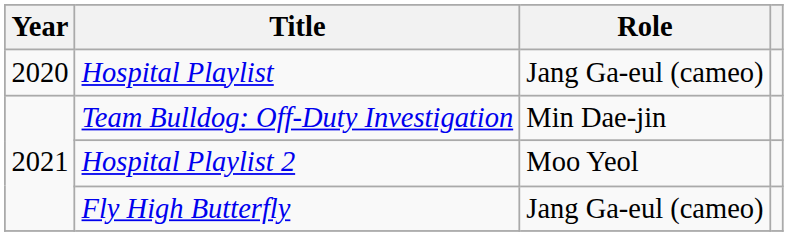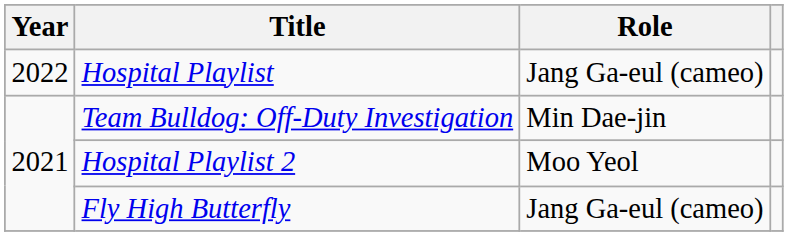(40, 72) 2020 -> (40, 72) 2022
